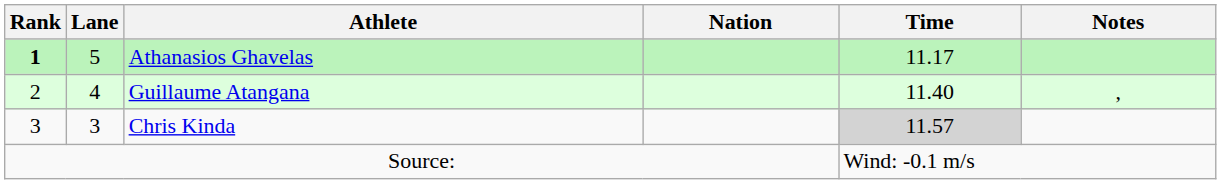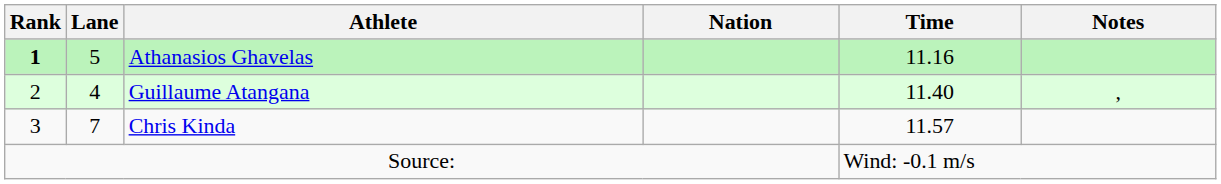(930, 56) 11.17 -> (930, 56) 11.16
(95, 126) 3 -> (95, 126) 7
(930, 126) lightgrey background -> (930, 126) no background
